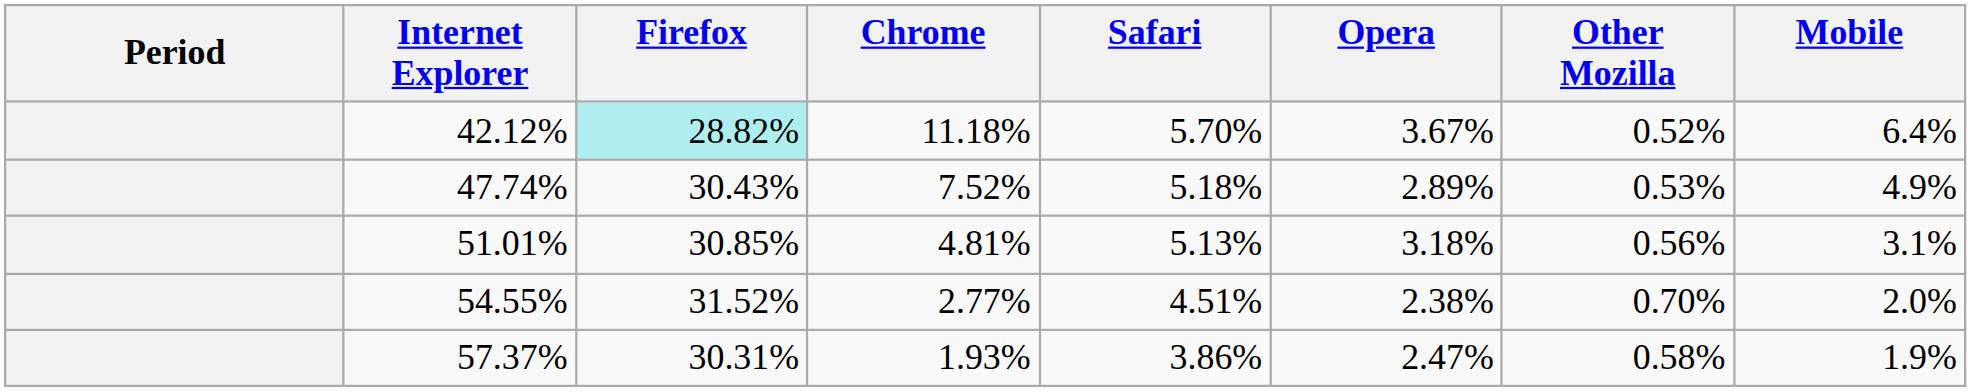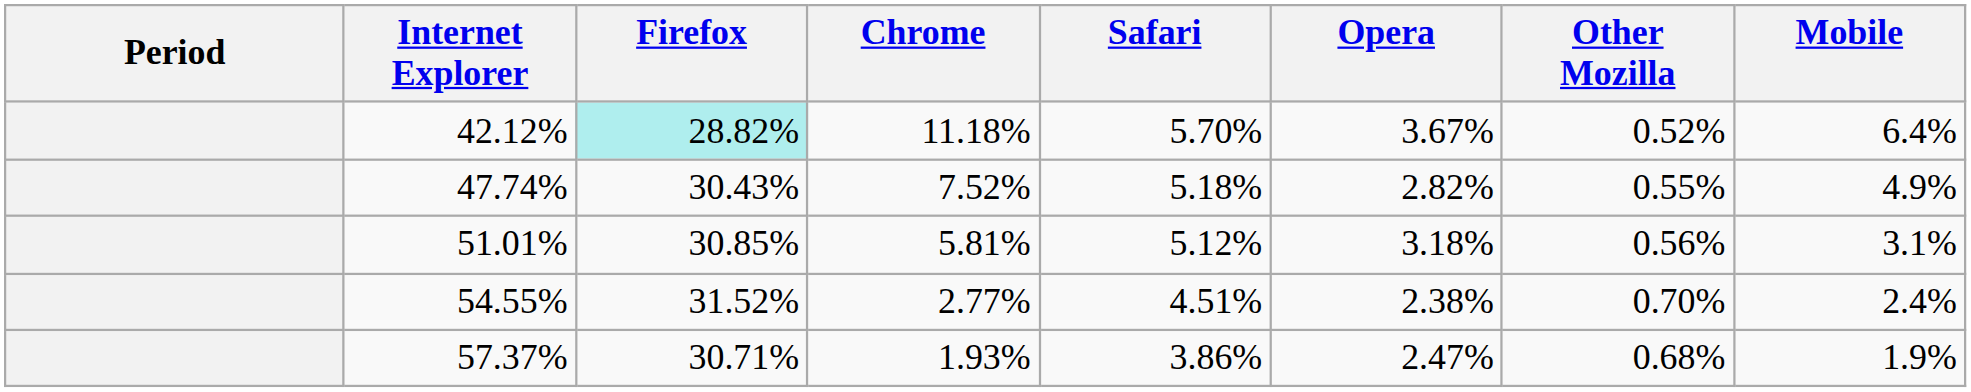(1447, 186) 2.89% -> (1447, 186) 2.82%
(1679, 186) 0.53% -> (1679, 186) 0.55%
(984, 243) 4.81% -> (984, 243) 5.81%
(1216, 243) 5.13% -> (1216, 243) 5.12%
(1920, 300) 2.0% -> (1920, 300) 2.4%
(744, 357) 30.31% -> (744, 357) 30.71%
(1679, 357) 0.58% -> (1679, 357) 0.68%
